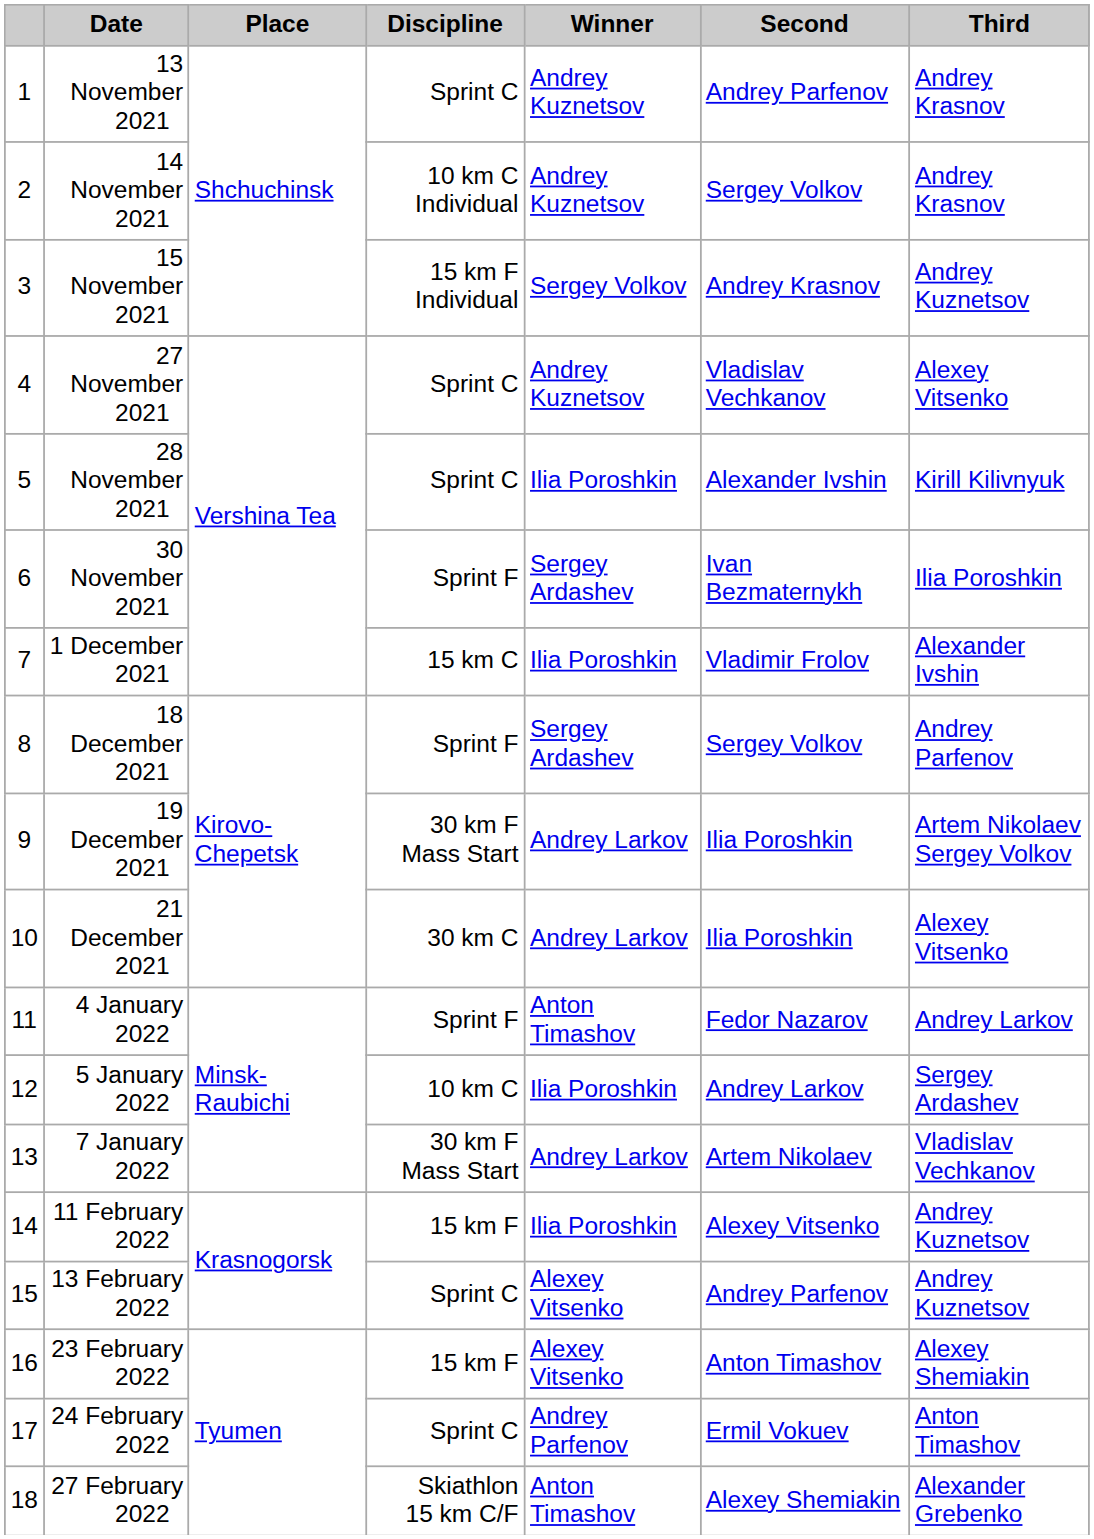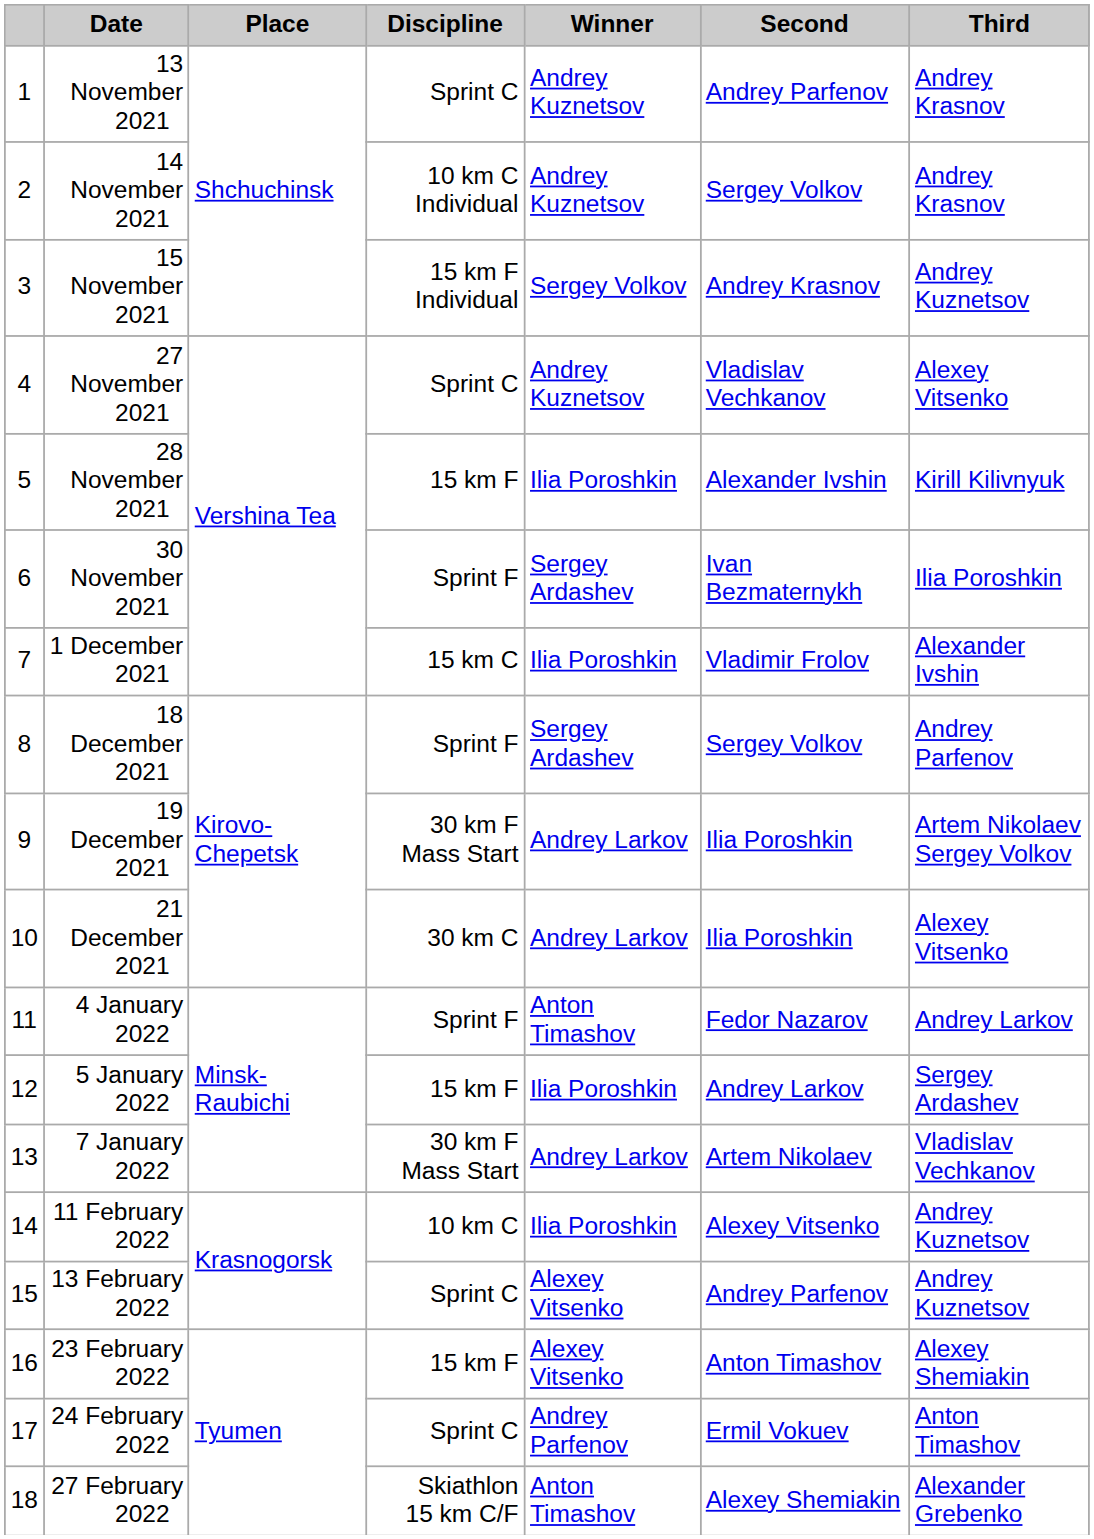(474, 480) Sprint C -> (474, 480) 15 km F
(473, 1088) 10 km C -> (474, 1088) 15 km F
(474, 1225) 15 km F -> (473, 1225) 10 km C
